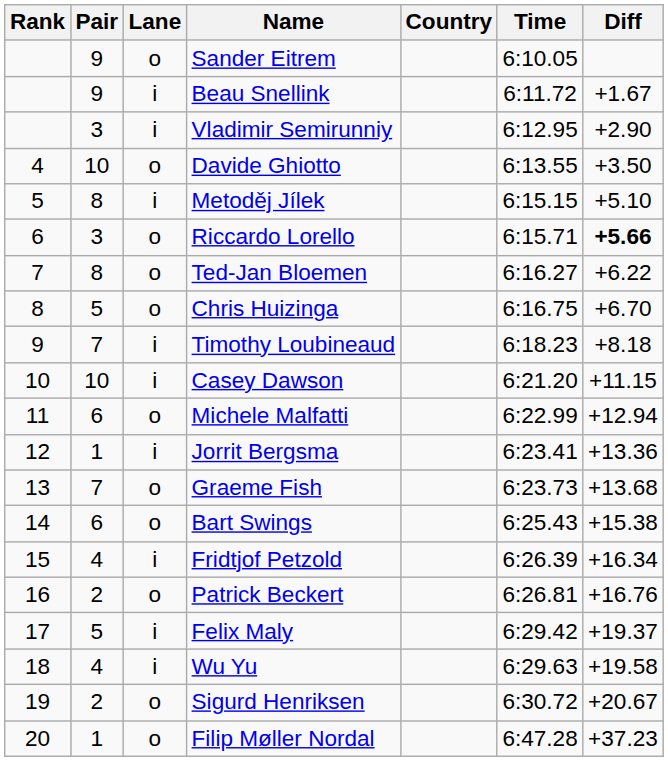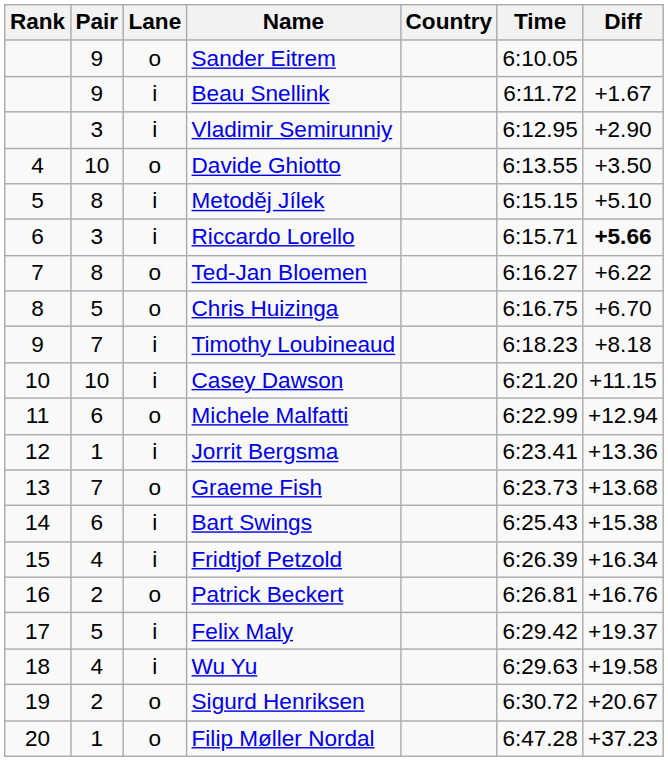(155, 237) o -> (155, 237) i
(155, 523) o -> (155, 523) i
